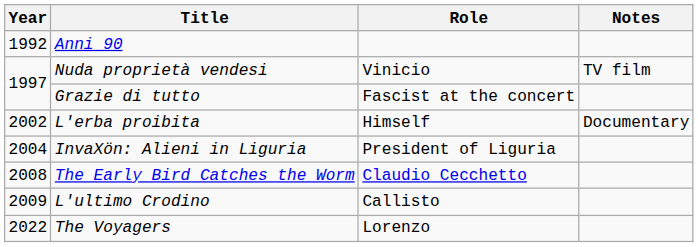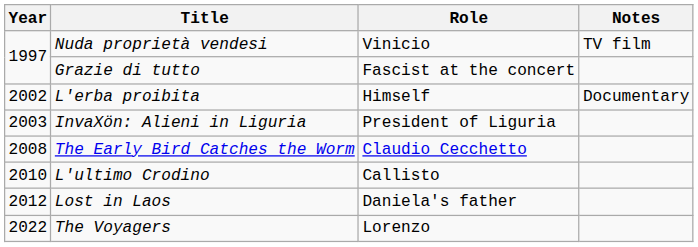- row: (89, 44)
(28, 149) 2004 -> (28, 123) 2003
(28, 202) 2009 -> (28, 175) 2010
+ row: (113, 202)
